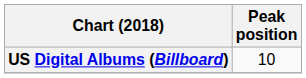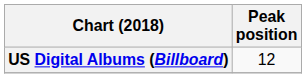(267, 60) 10 -> (267, 60) 12
